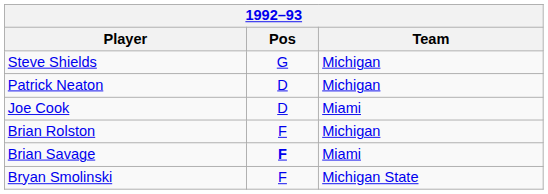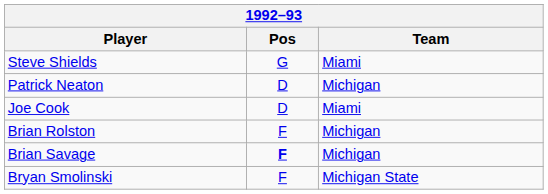(351, 62) Michigan -> (342, 62) Miami
(342, 154) Miami -> (351, 154) Michigan
